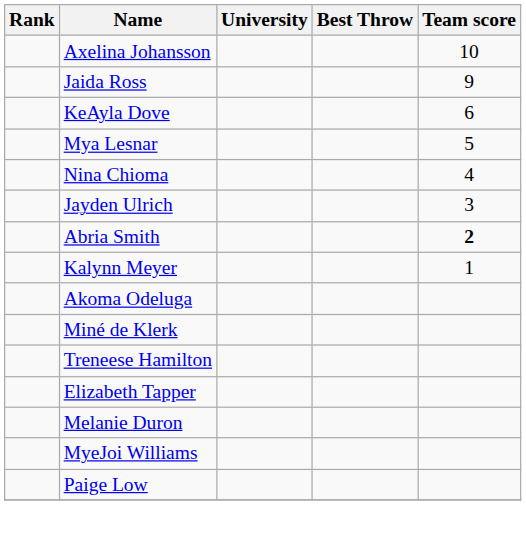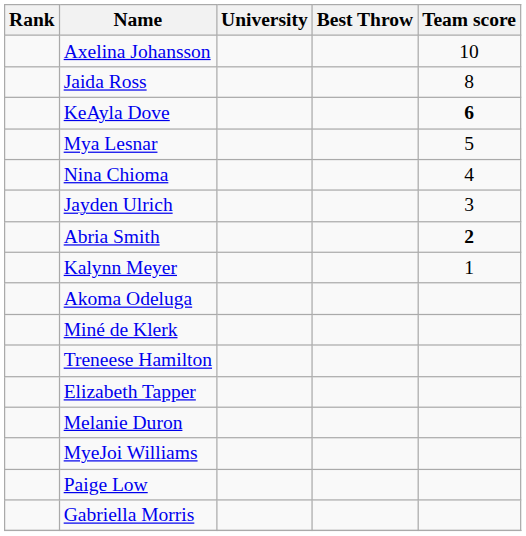(469, 81) 9 -> (469, 81) 8
(469, 112) normal -> (469, 112) bold
+ row: (129, 515)
